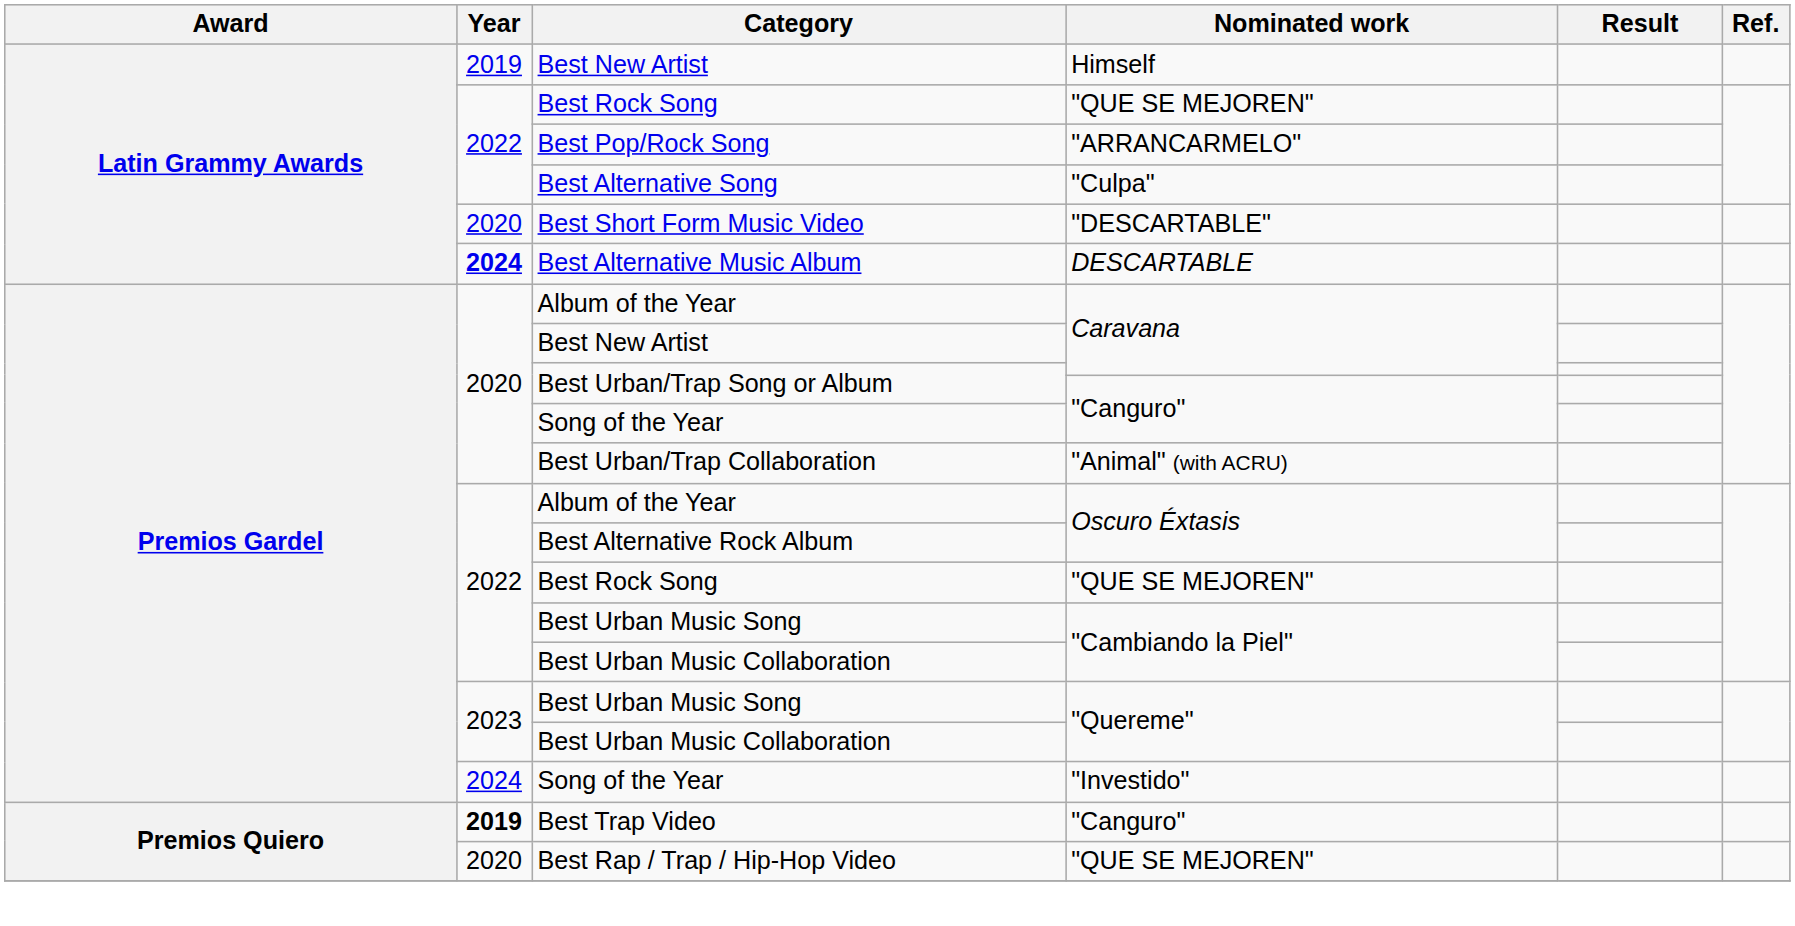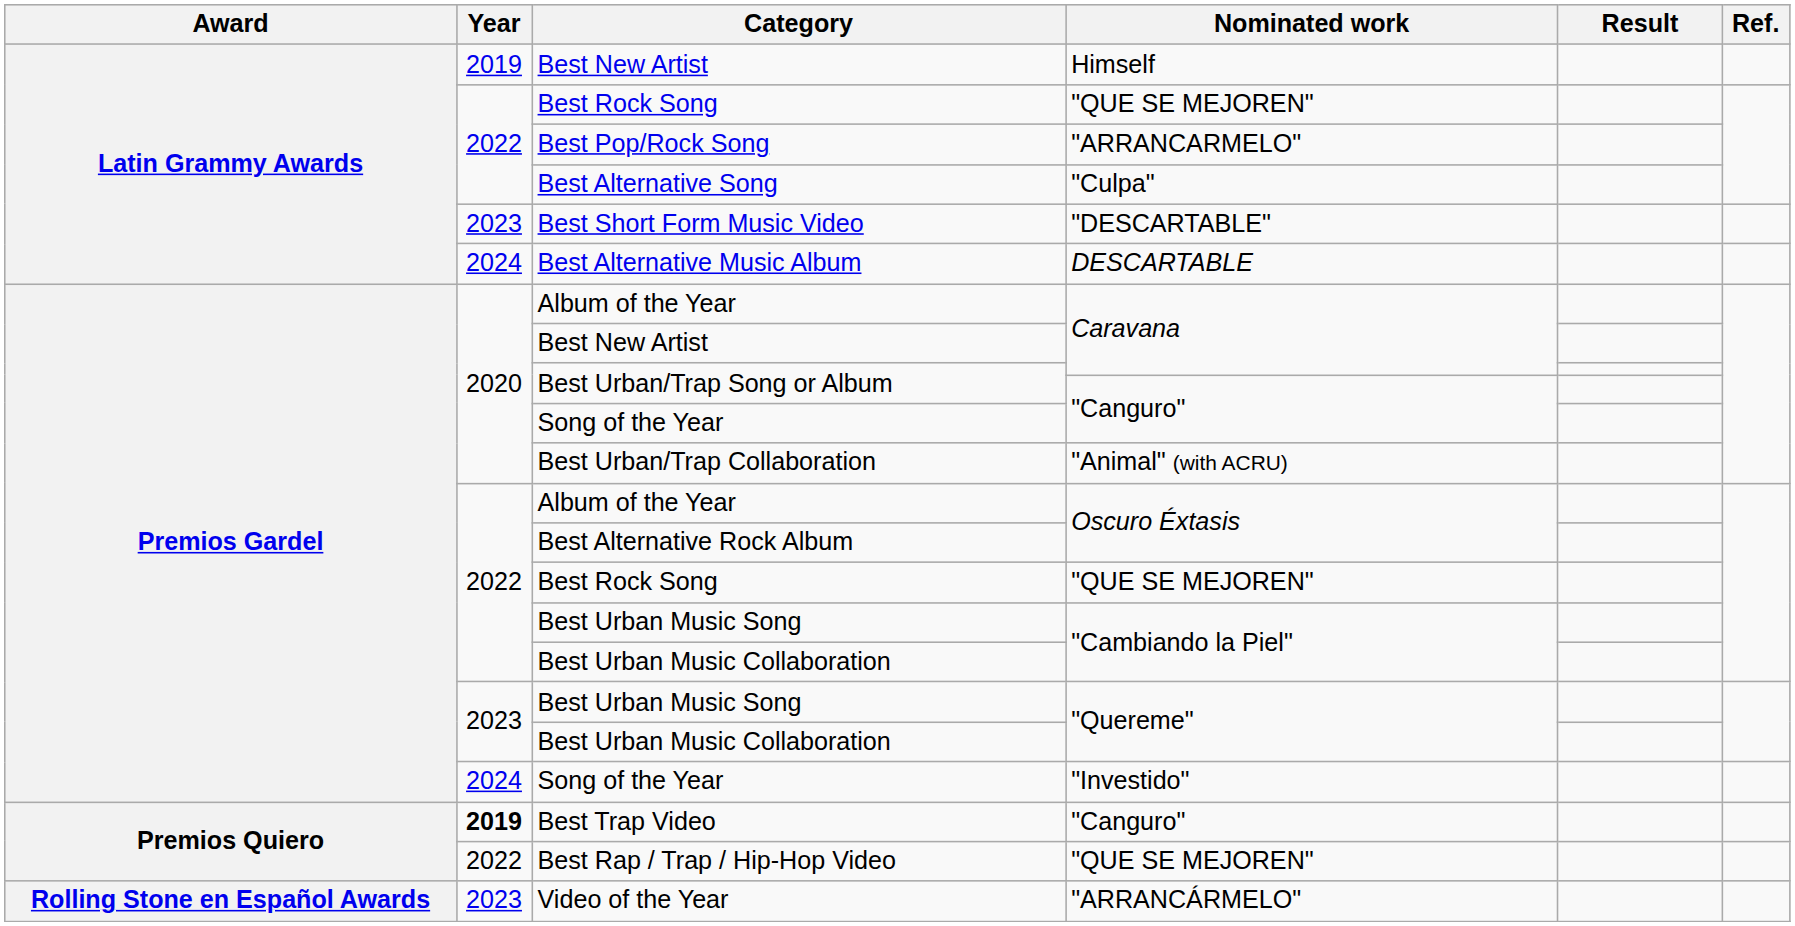(494, 223) 2020 -> (494, 223) 2023
(494, 263) bold -> (494, 263) normal
(494, 861) 2020 -> (494, 861) 2022
+ row: (633, 900)
